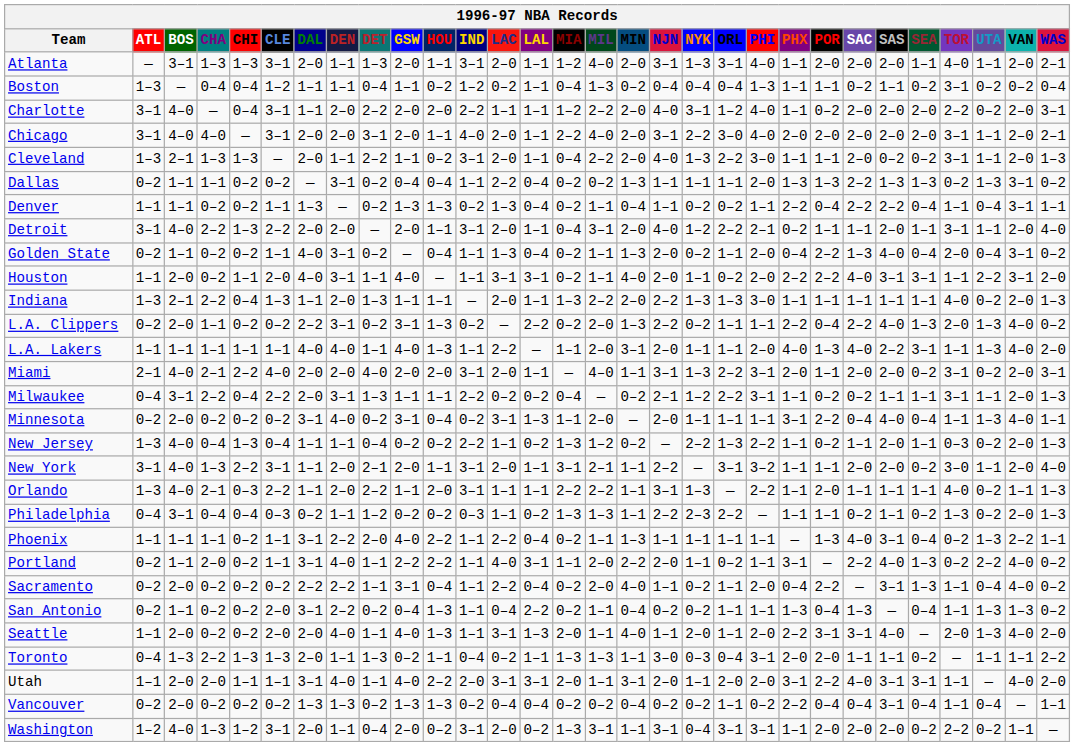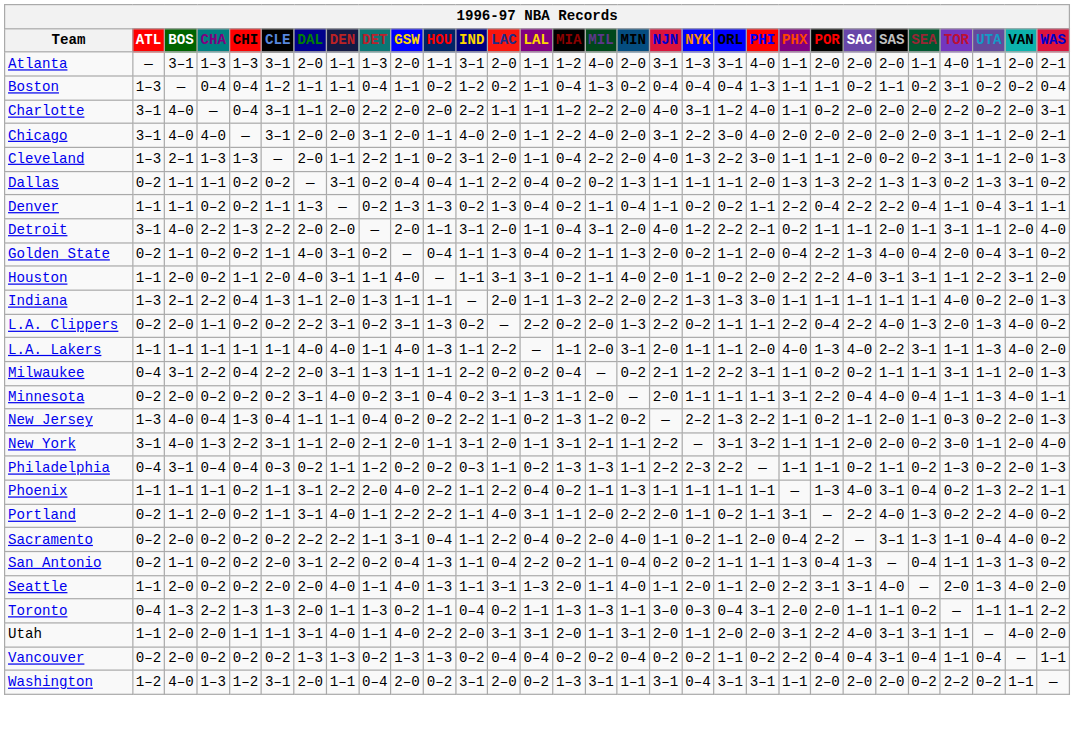- row: (29, 373)
- row: (38, 492)
